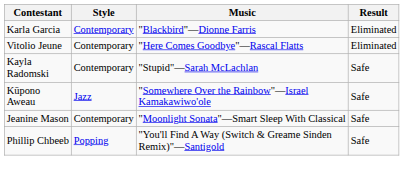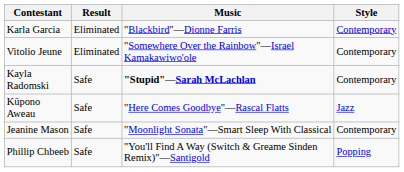columns swapped: (104, 12) <-> (374, 12)
(221, 45) "Here Comes Goodbye"—Rascal Flatts -> (209, 51) "Somewhere Over the Rainbow"—Israel Kamakawiwo'ole
(198, 68) normal -> (190, 79) bold
(223, 96) "Somewhere Over the Rainbow"—Israel Kamakawiwo'ole -> (206, 107) "Here Comes Goodbye"—Rascal Flatts
